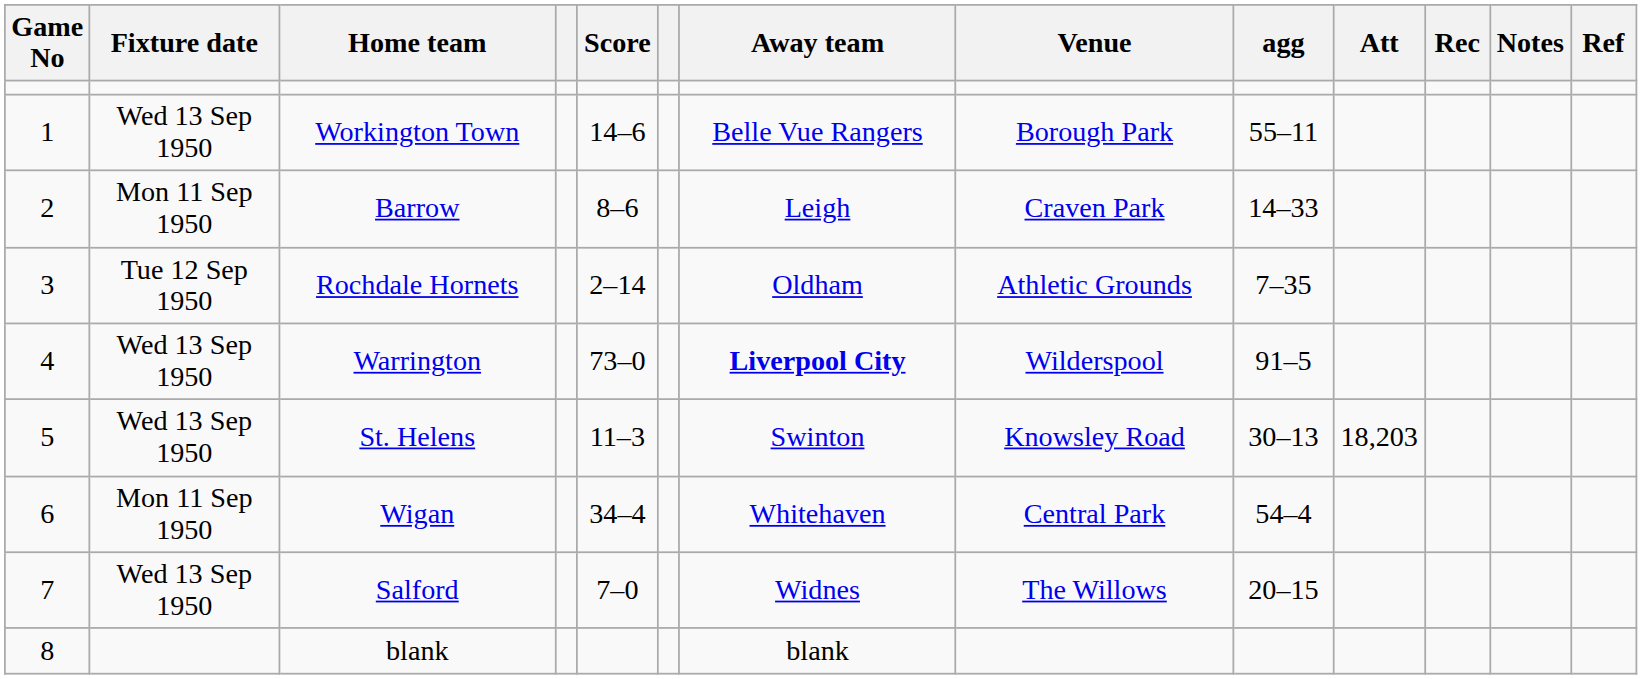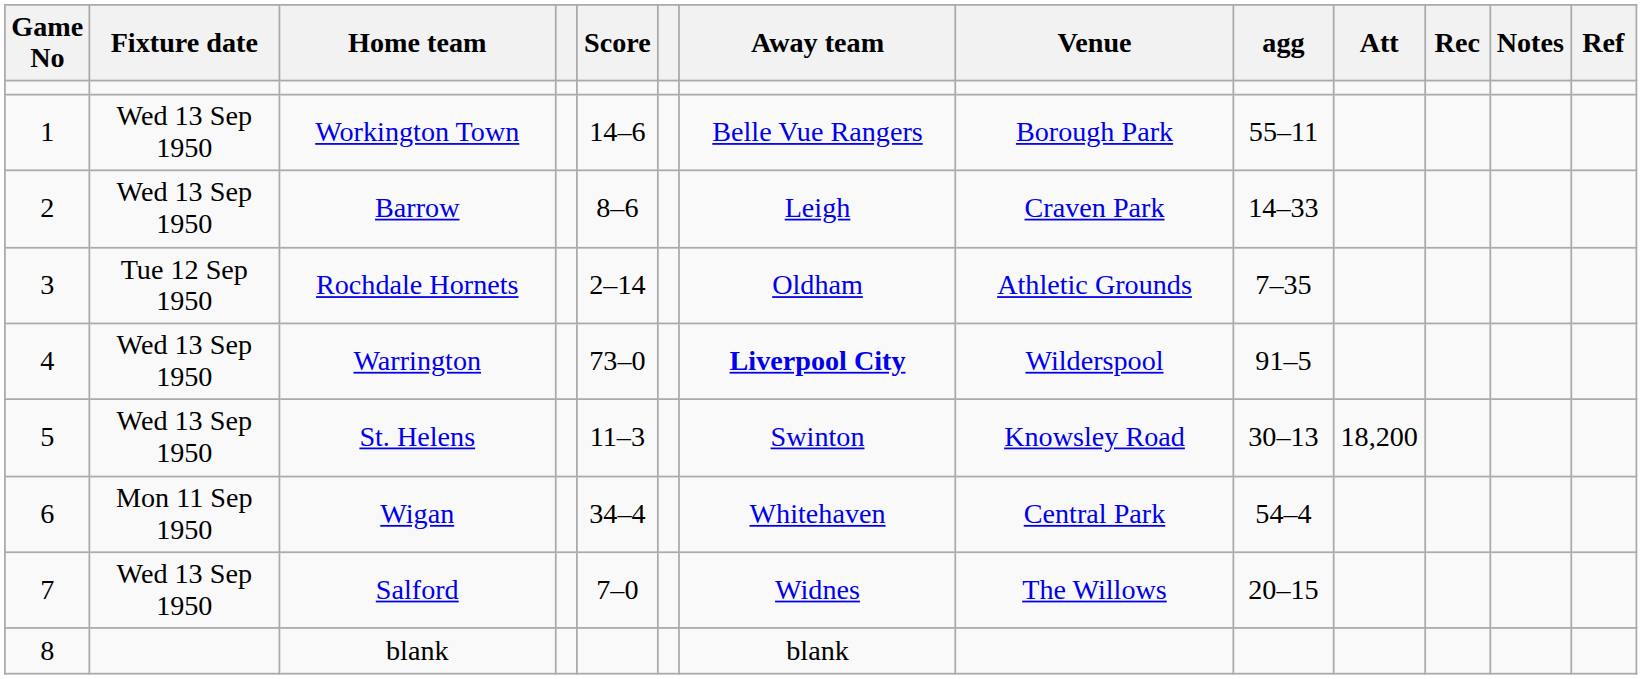(184, 208) Mon 11 Sep 1950 -> (184, 208) Wed 13 Sep 1950
(1379, 437) 18,203 -> (1379, 437) 18,200
